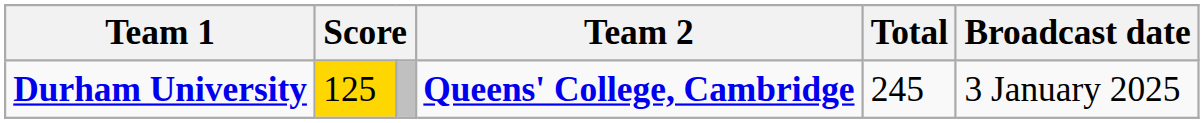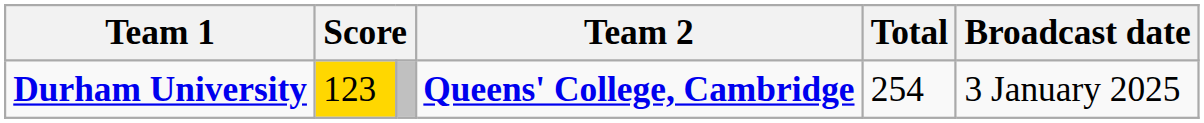(350, 88) 125 -> (350, 88) 123
(897, 88) 245 -> (897, 88) 254
